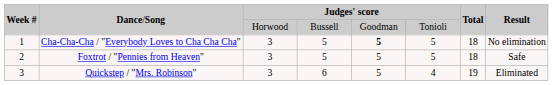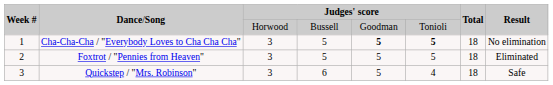(433, 42) normal -> (433, 42) bold
(517, 57) Safe -> (517, 57) Eliminated
(473, 73) 19 -> (473, 73) 18
(517, 73) Eliminated -> (517, 73) Safe
